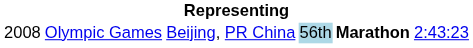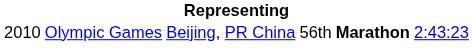(22, 33) 2008 -> (22, 33) 2010
(316, 33) lightblue background -> (316, 33) no background
